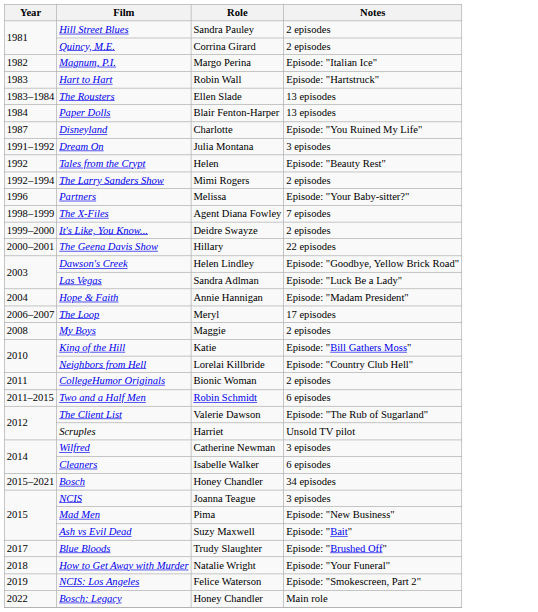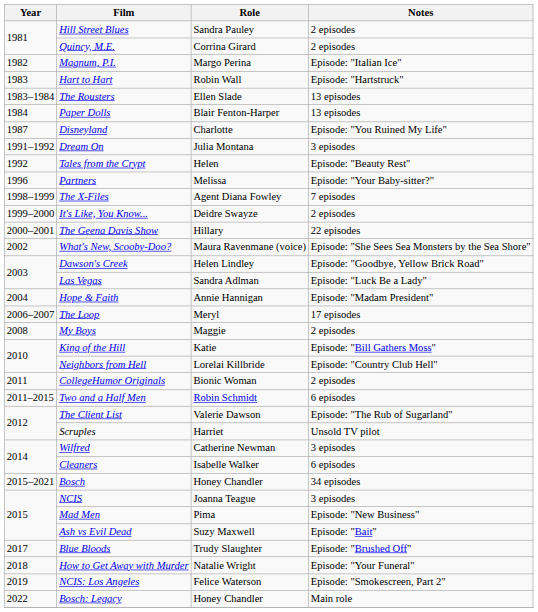- row: (112, 180)
+ row: (115, 247)
